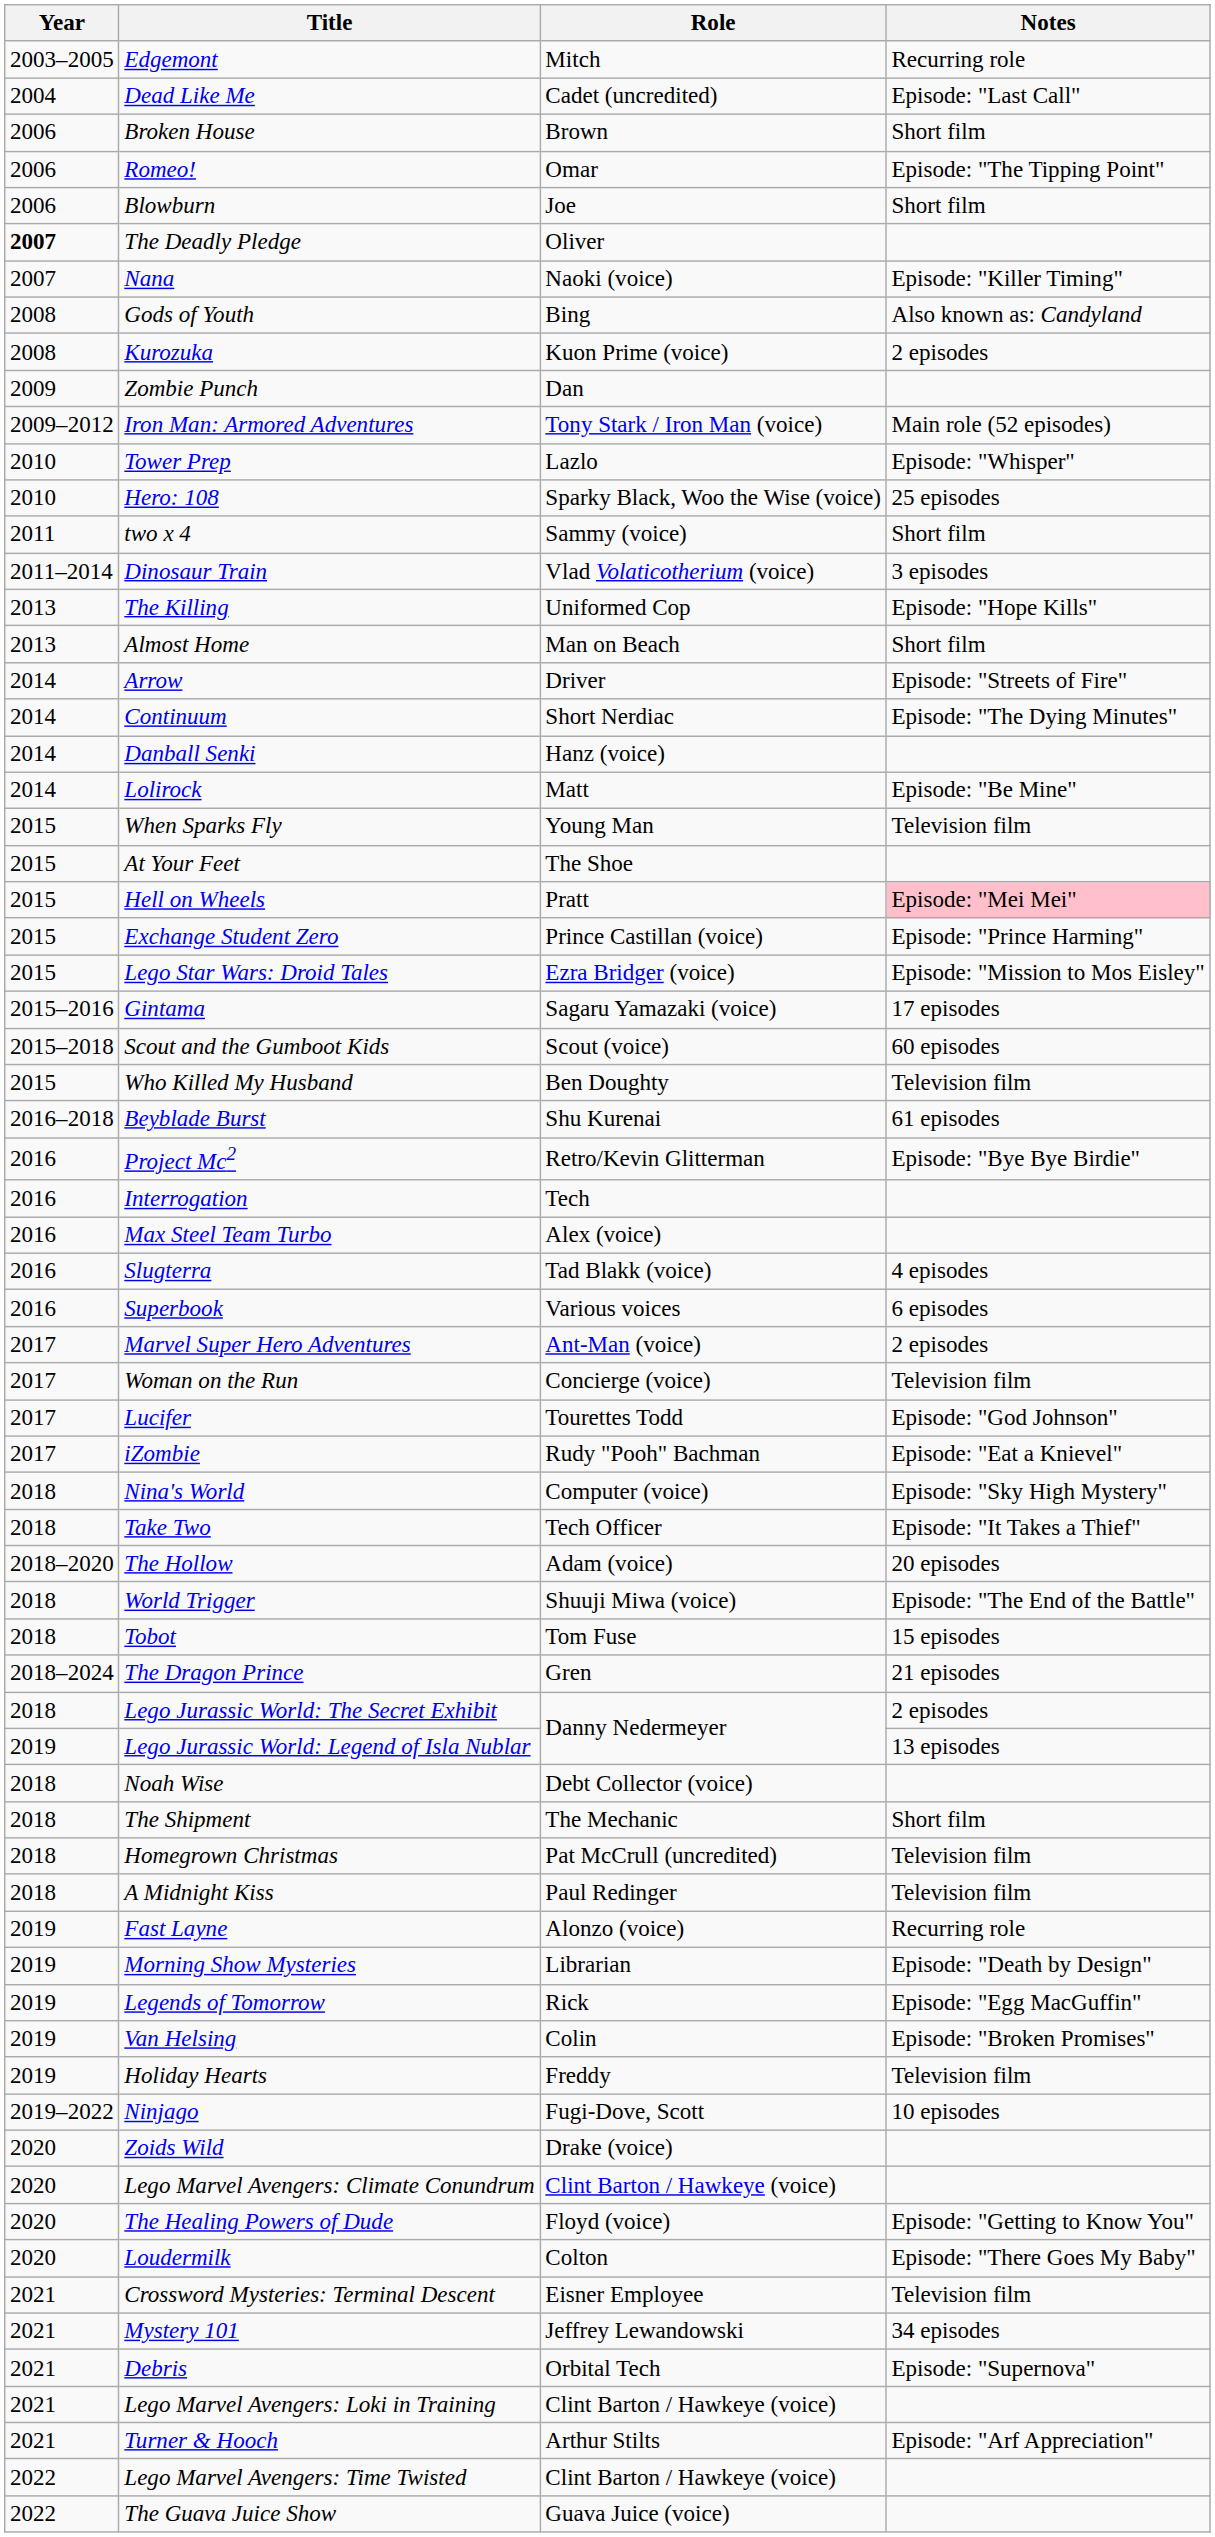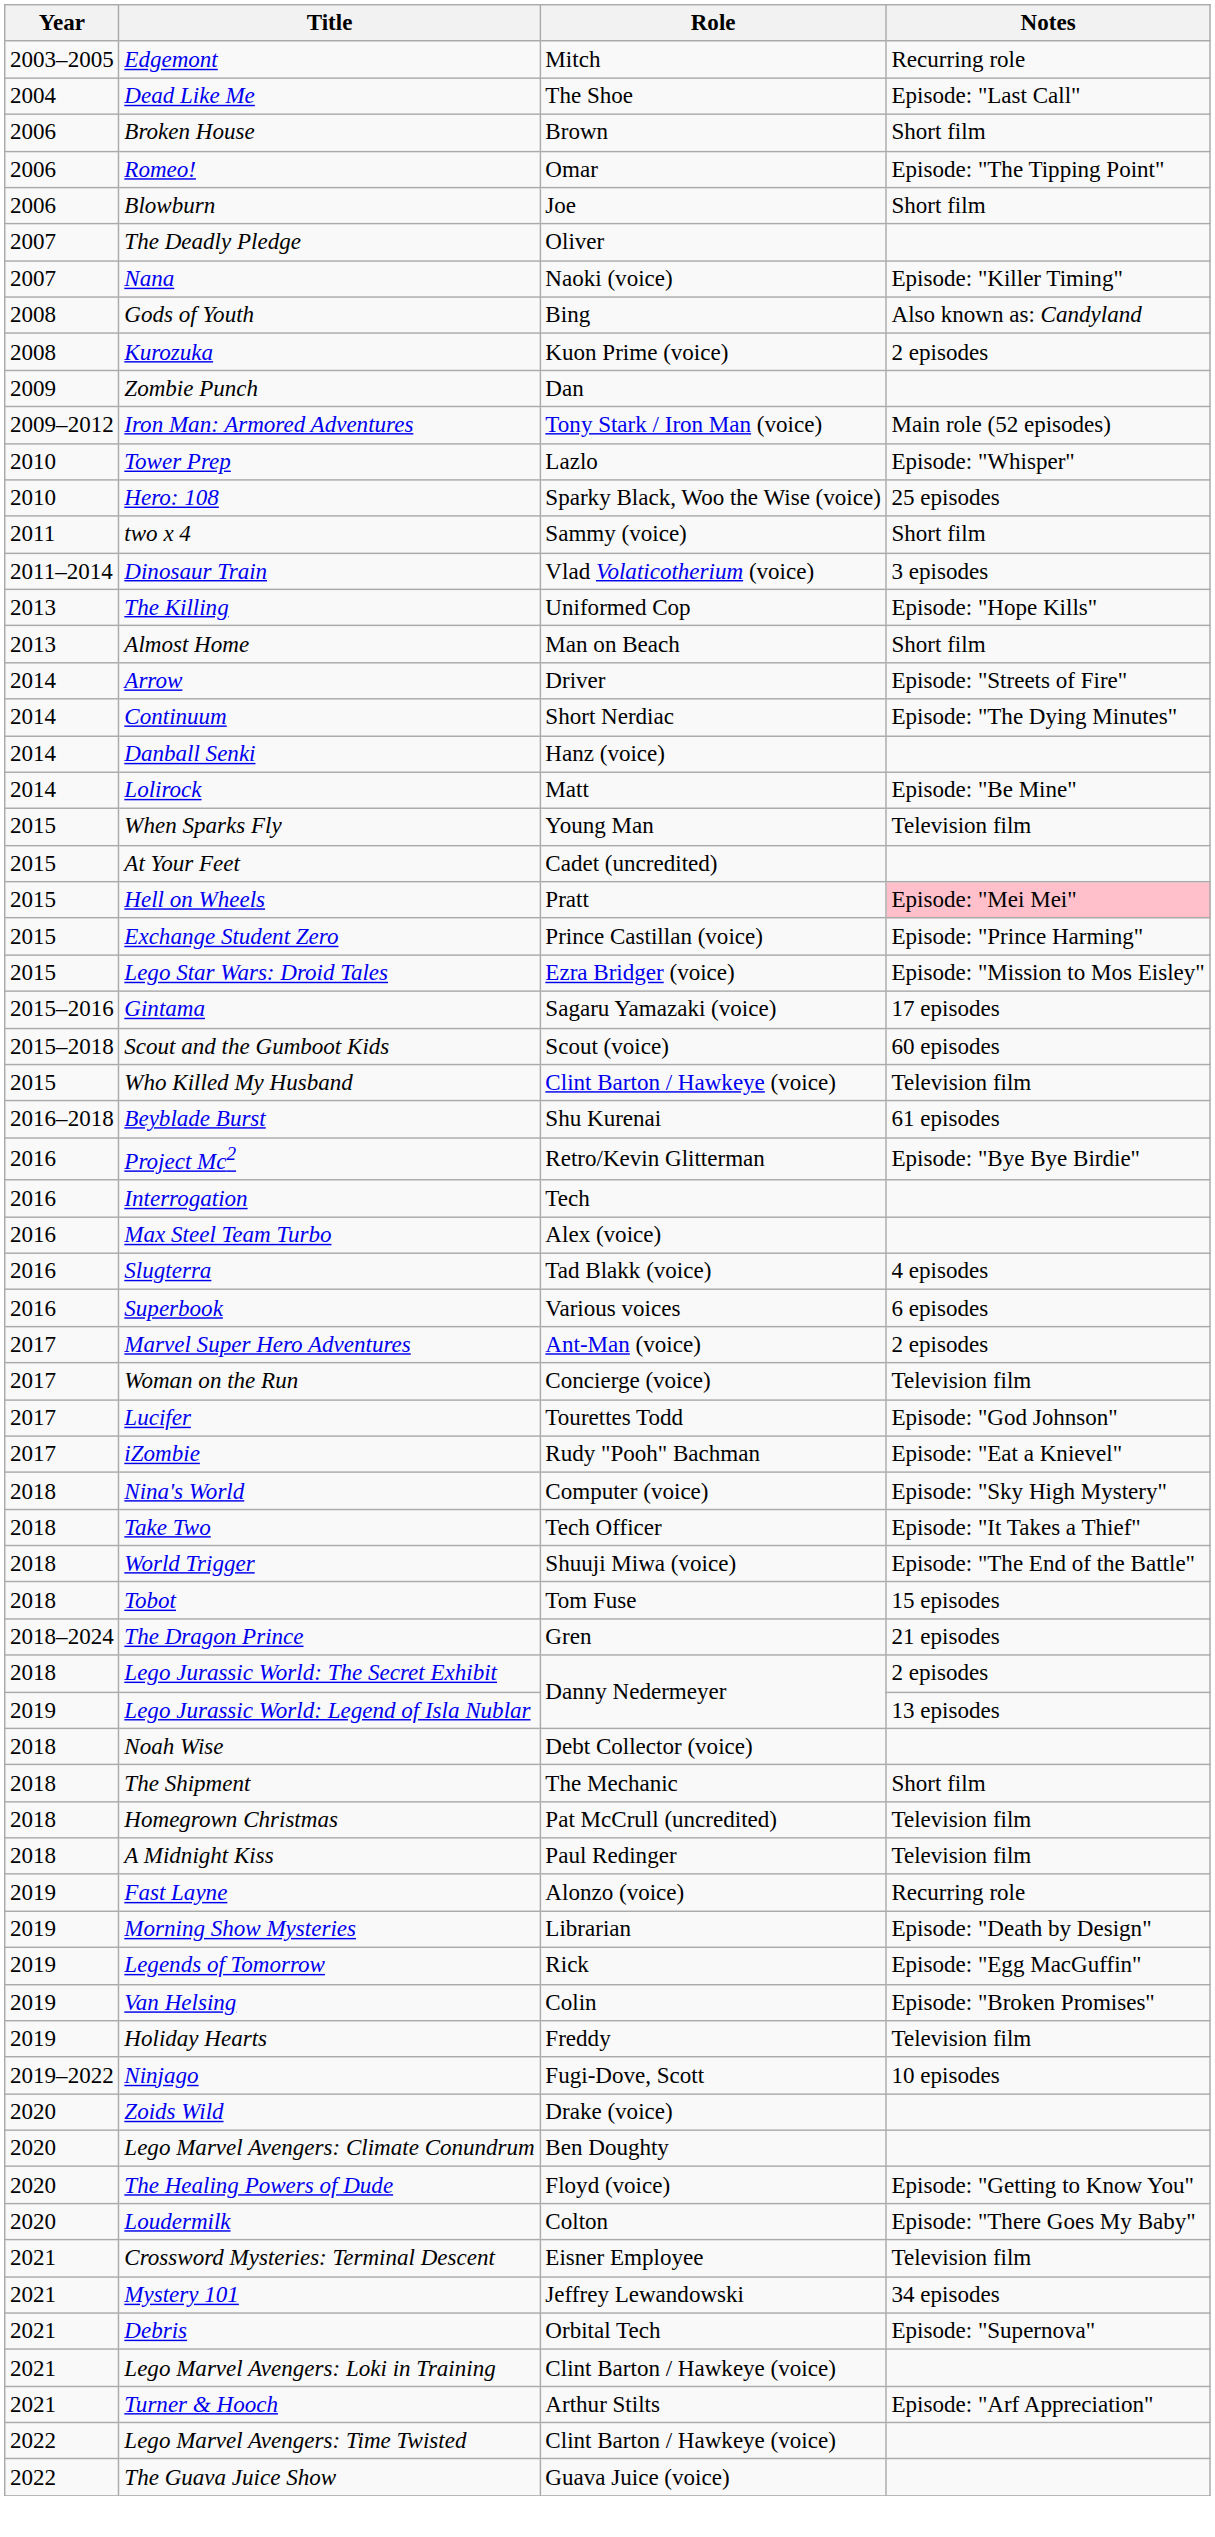(631, 95) Cadet (uncredited) -> (589, 95) The Shoe
(33, 242) bold -> (33, 242) normal
(589, 863) The Shoe -> (631, 863) Cadet (uncredited)
(607, 1082) Ben Doughty -> (691, 1082) Clint Barton / Hawkeye (voice)
- row: (178, 1563)
(691, 2184) Clint Barton / Hawkeye (voice) -> (607, 2148) Ben Doughty
